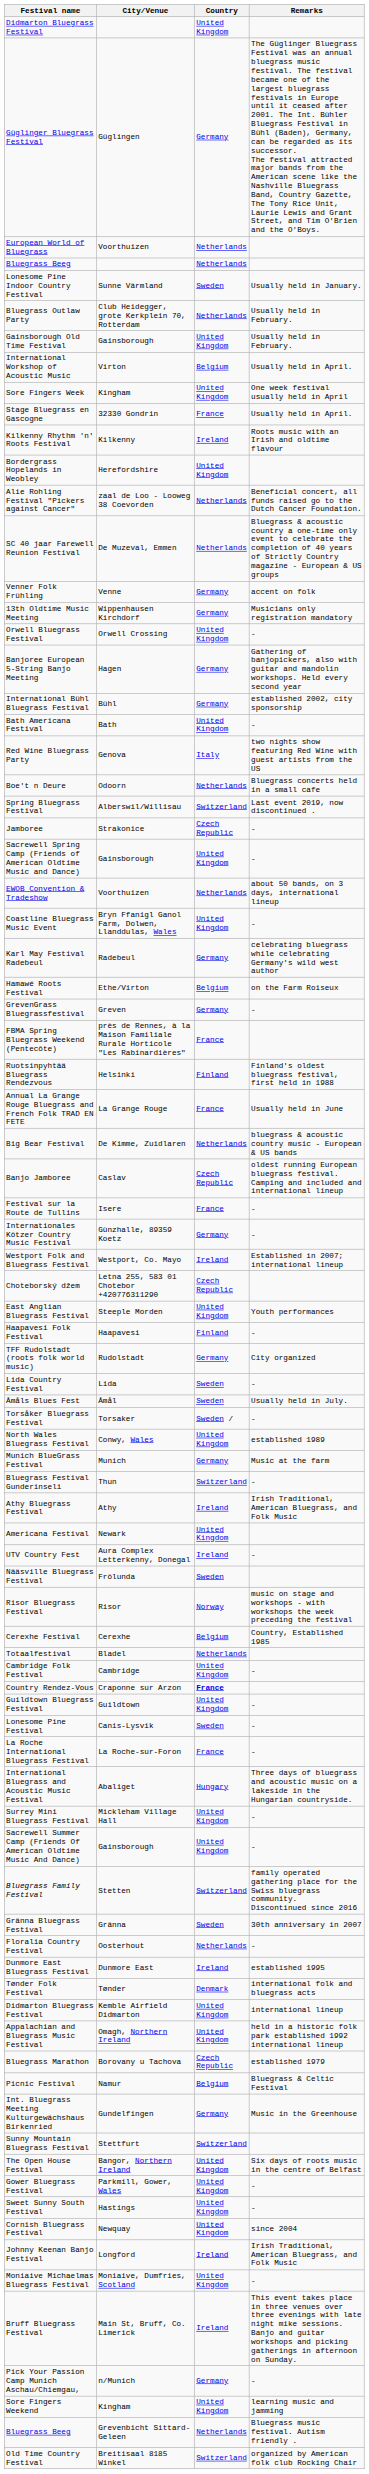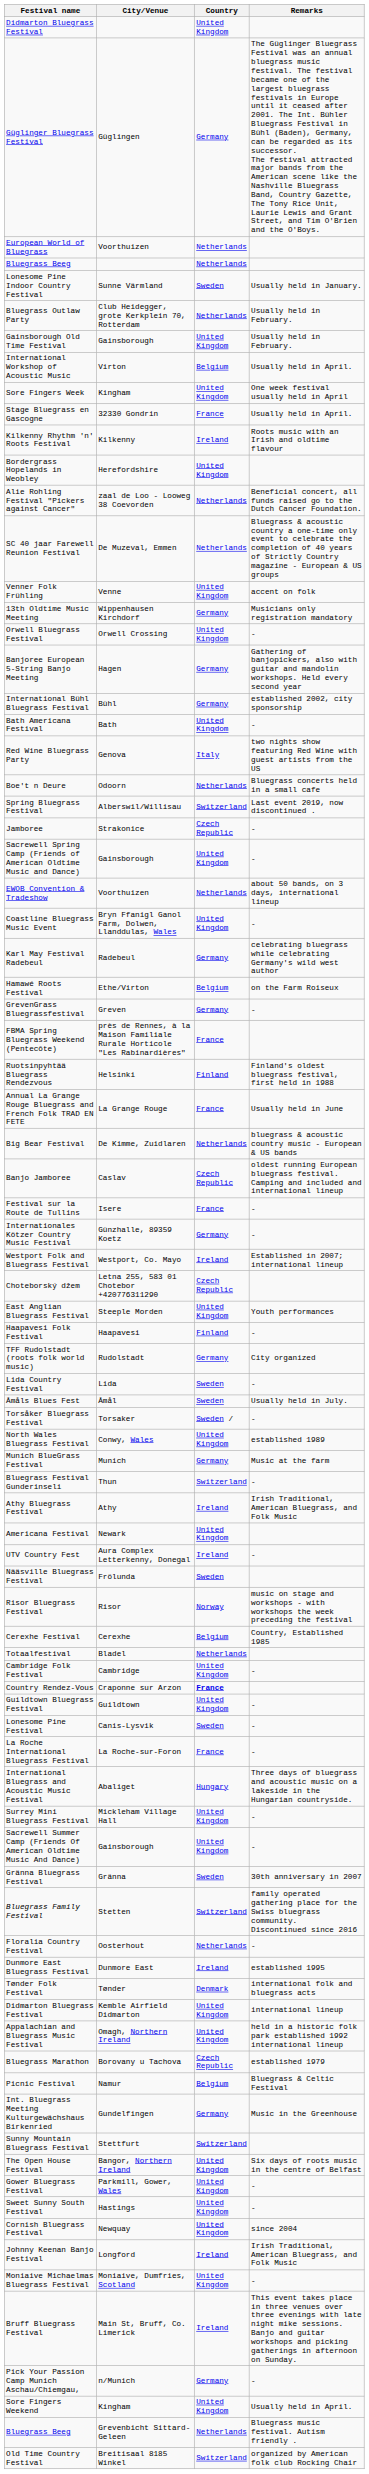(212, 592) Germany -> (212, 592) United Kingdom
rows swapped: (43, 1890) <-> (43, 1925)
(293, 2407) learning music and jamming -> (302, 2407) Usually held in April.
